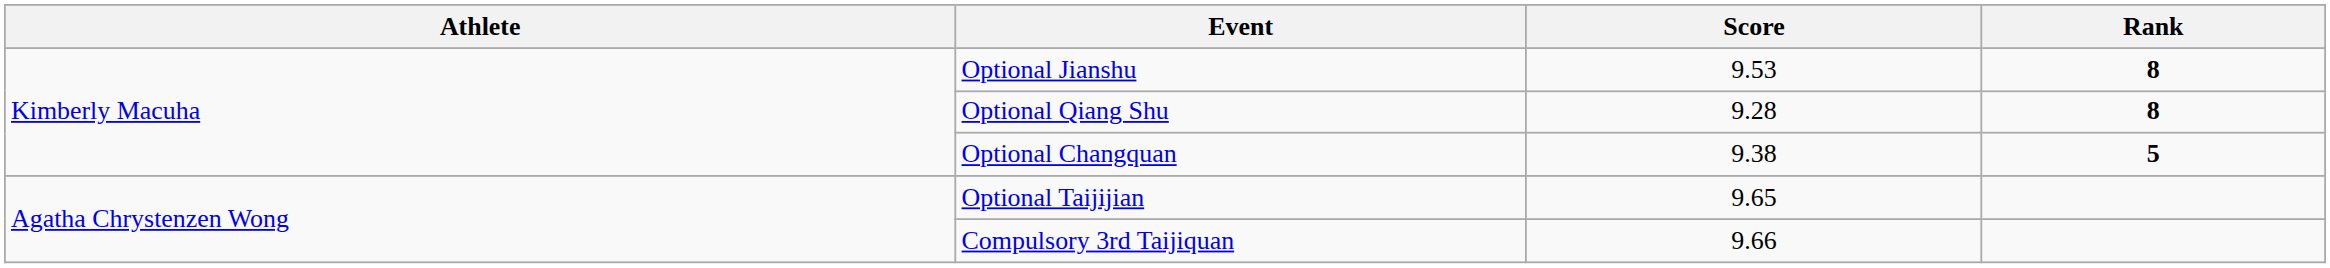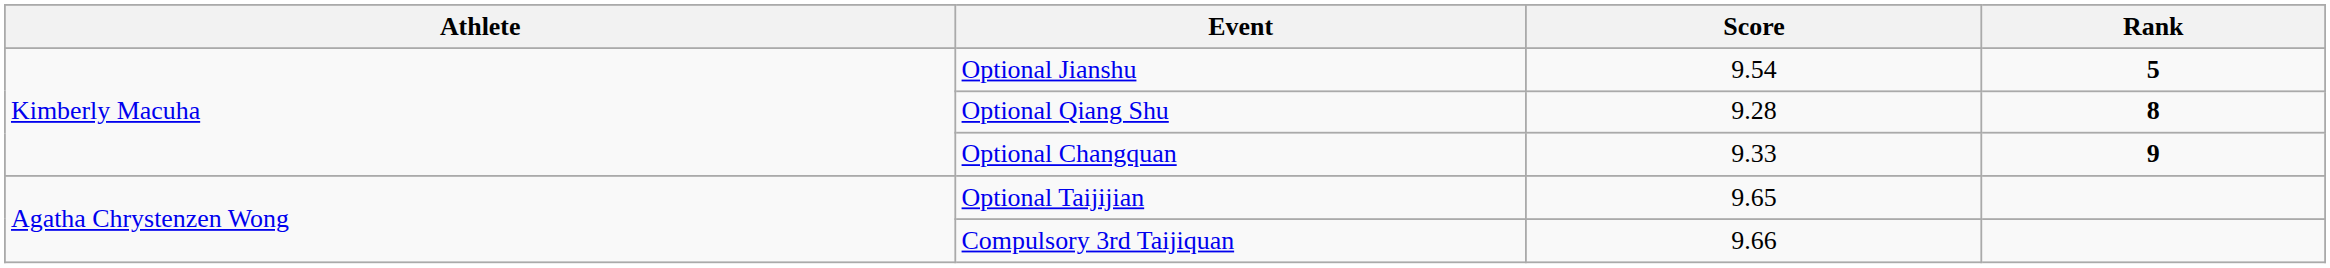(1754, 69) 9.53 -> (1754, 69) 9.54
(2153, 69) 8 -> (2153, 69) 5
(1754, 154) 9.38 -> (1754, 154) 9.33
(2153, 154) 5 -> (2153, 154) 9
